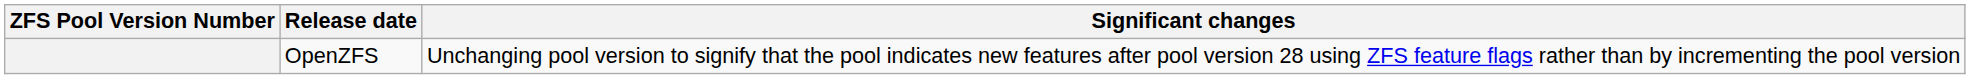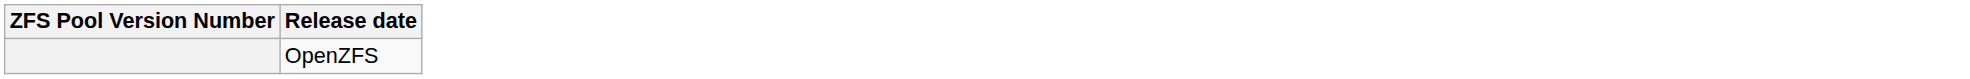- column: (1194, 21)
